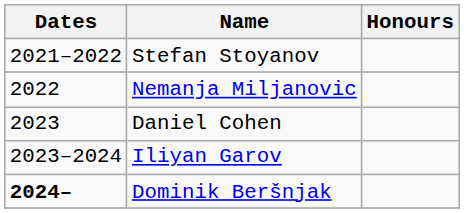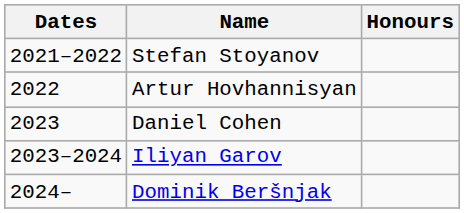+ row: (244, 90)
- row: (244, 90)
(41, 191) bold -> (41, 191) normal
